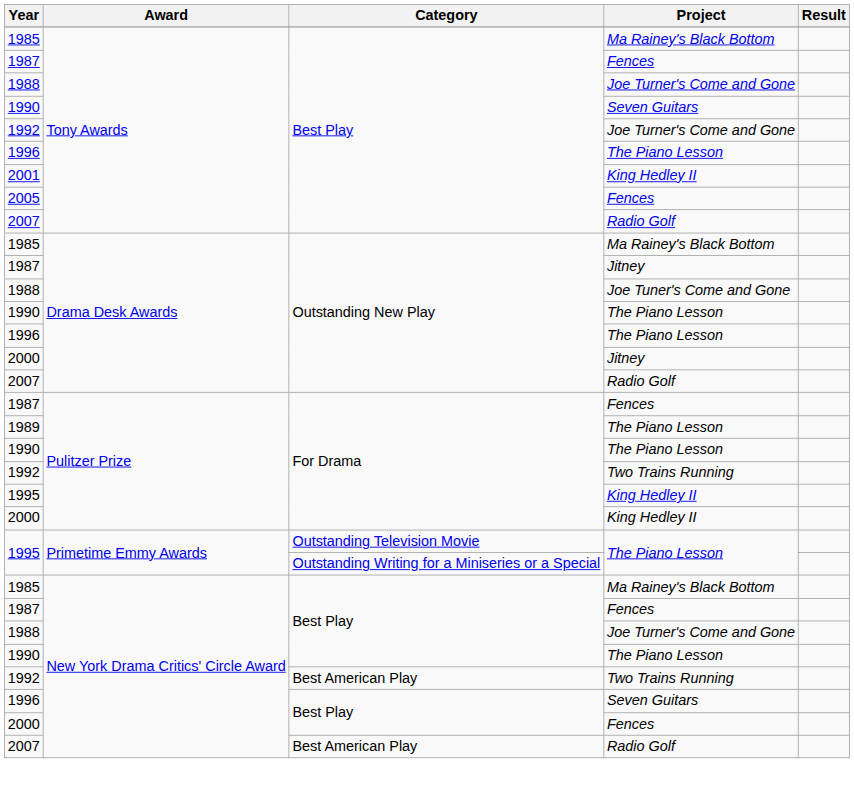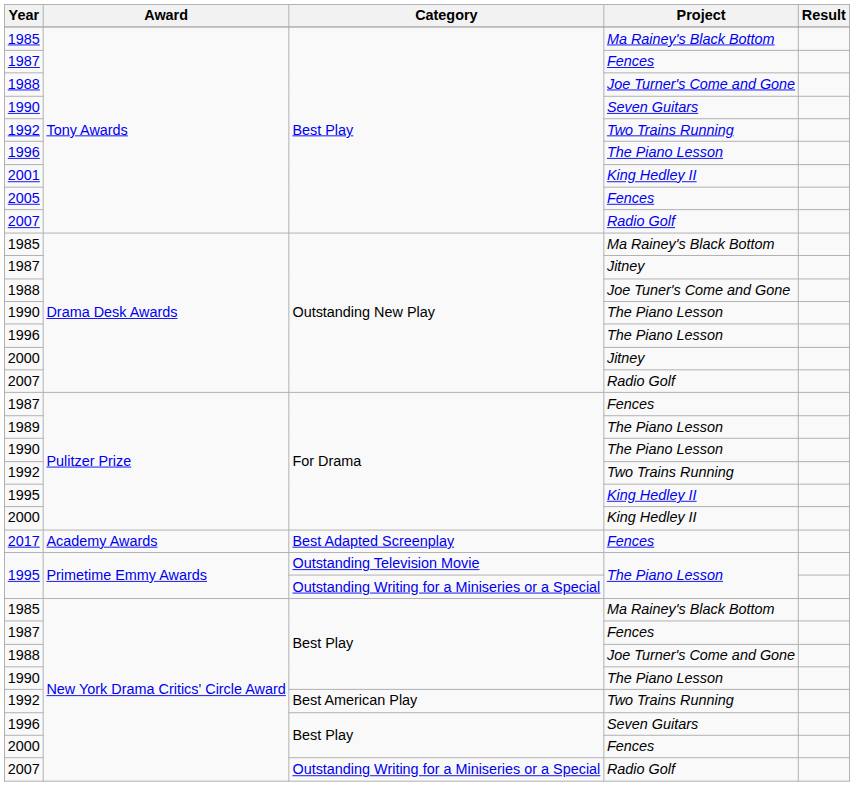(701, 130) Joe Turner's Come and Gone -> (670, 130) Two Trains Running
+ row: (24, 541)
(355, 746) Best American Play -> (446, 769) Outstanding Writing for a Miniseries or a Special
